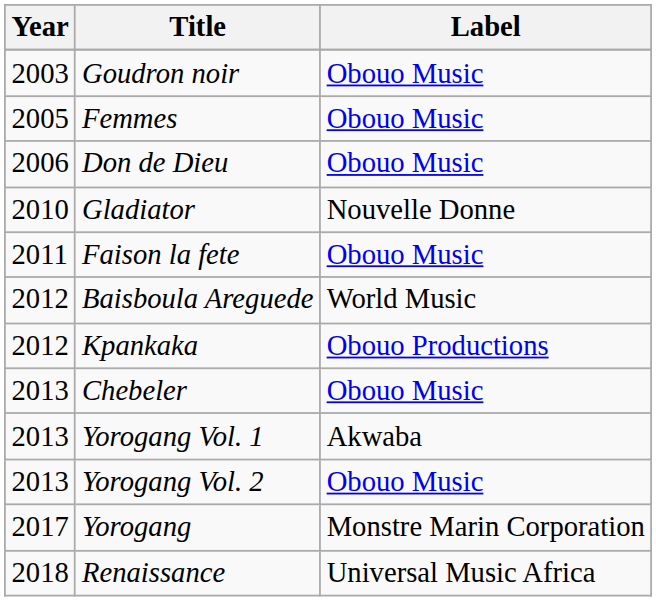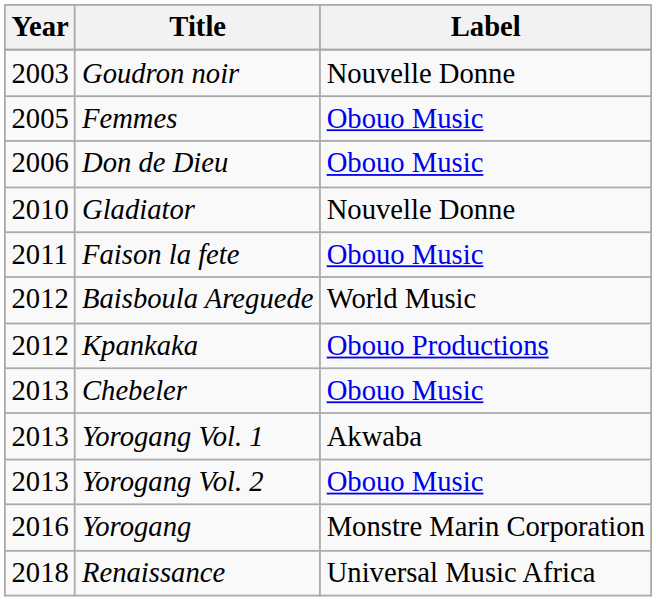(405, 72) Obouo Music -> (421, 72) Nouvelle Donne
(40, 526) 2017 -> (40, 526) 2016
